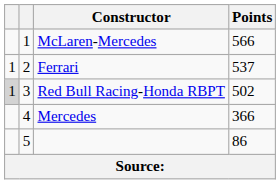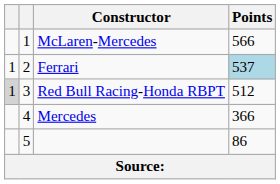(243, 66) no background -> (243, 66) lightblue background
(243, 91) 502 -> (243, 91) 512
